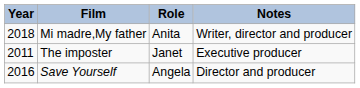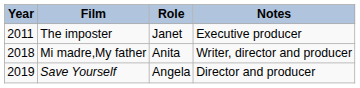rows swapped: (76, 53) <-> (93, 33)
(21, 72) 2016 -> (21, 72) 2019
